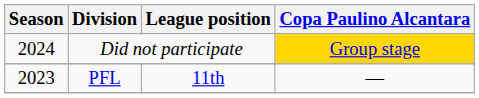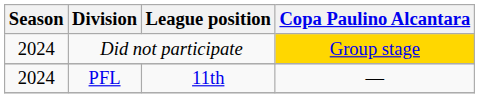(36, 78) 2023 -> (36, 78) 2024
